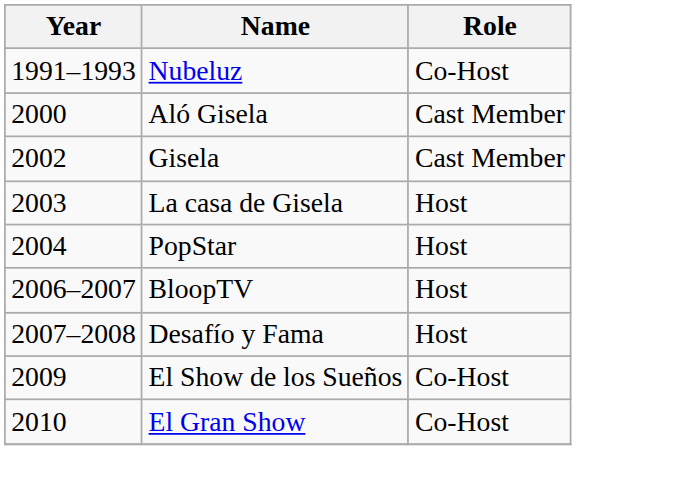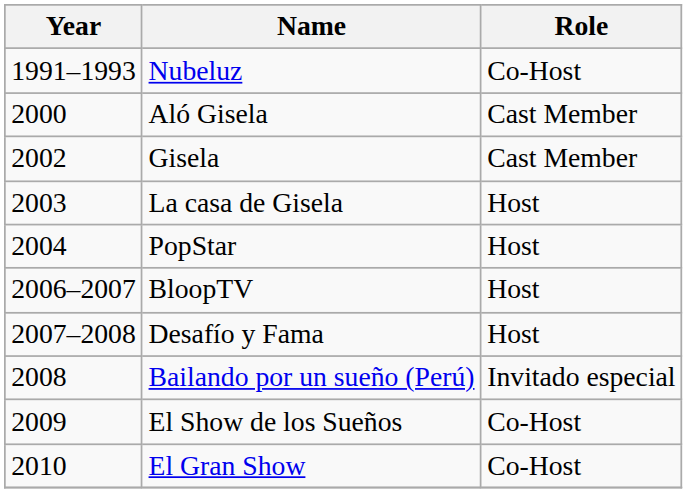+ row: (312, 377)
